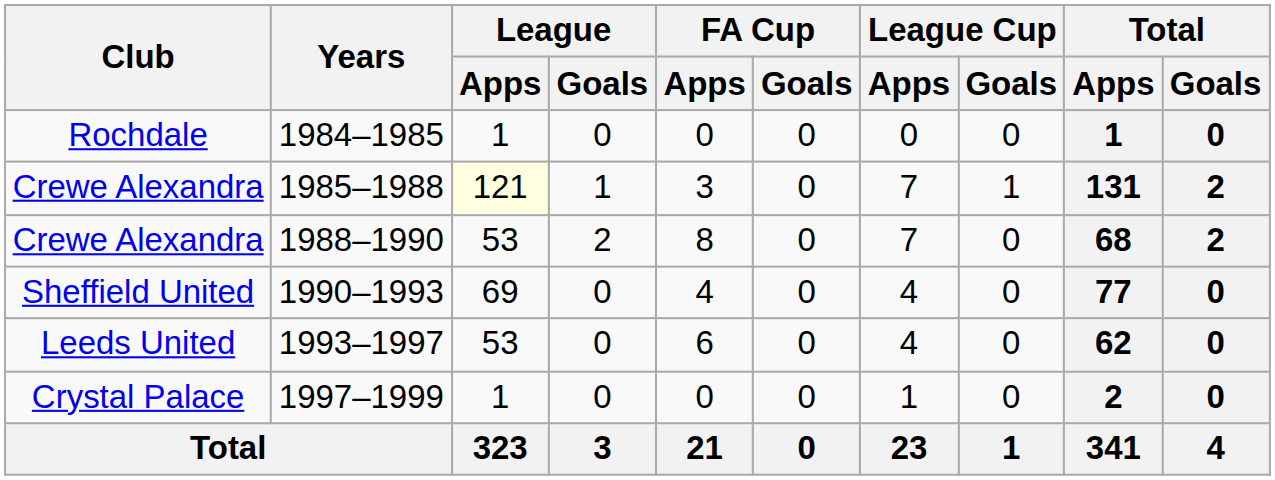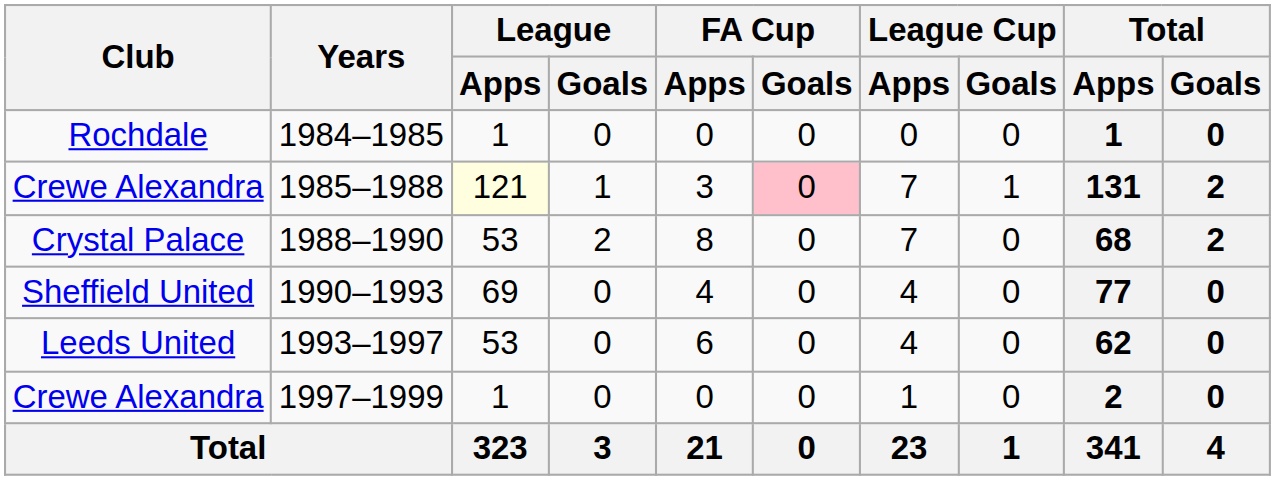(807, 187) no background -> (807, 187) pink background
(138, 239) Crewe Alexandra -> (138, 239) Crystal Palace
(138, 396) Crystal Palace -> (138, 396) Crewe Alexandra
